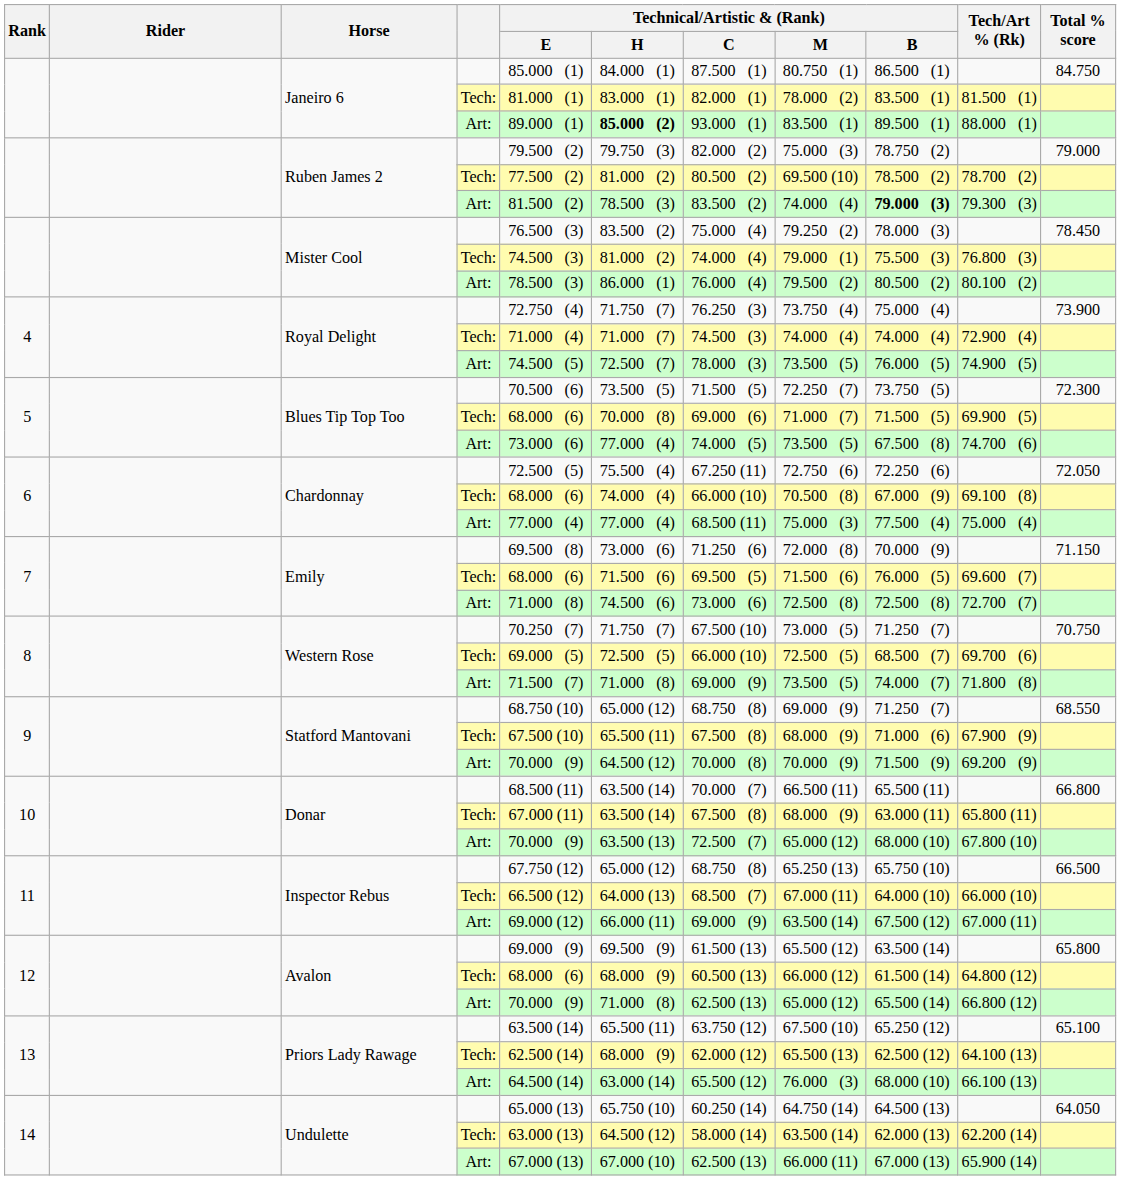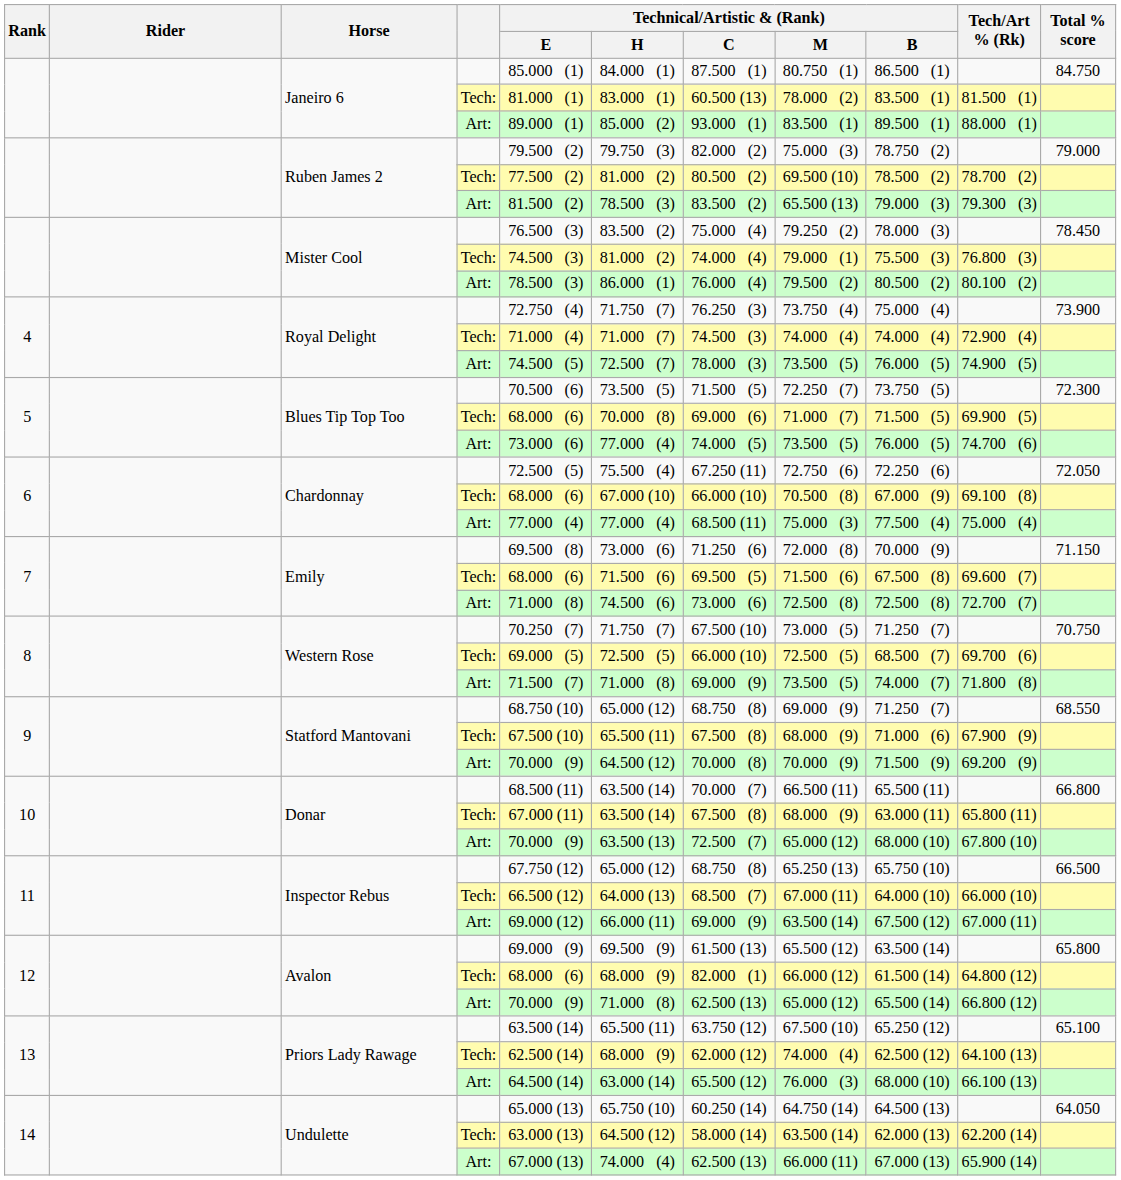(729, 97) 82.000 (1) -> (729, 97) 60.500 (13)
(637, 124) bold -> (637, 124) normal
(820, 204) 74.000 (4) -> (820, 204) 65.500 (13)
(912, 204) bold -> (912, 204) normal
(912, 443) 67.500 (8) -> (912, 443) 76.000 (5)
(637, 496) 74.000 (4) -> (637, 496) 67.000 (10)
(912, 576) 76.000 (5) -> (912, 576) 67.500 (8)
(729, 975) 60.500 (13) -> (729, 975) 82.000 (1)
(820, 1055) 65.500 (13) -> (820, 1055) 74.000 (4)
(637, 1161) 67.000 (10) -> (637, 1161) 74.000 (4)
